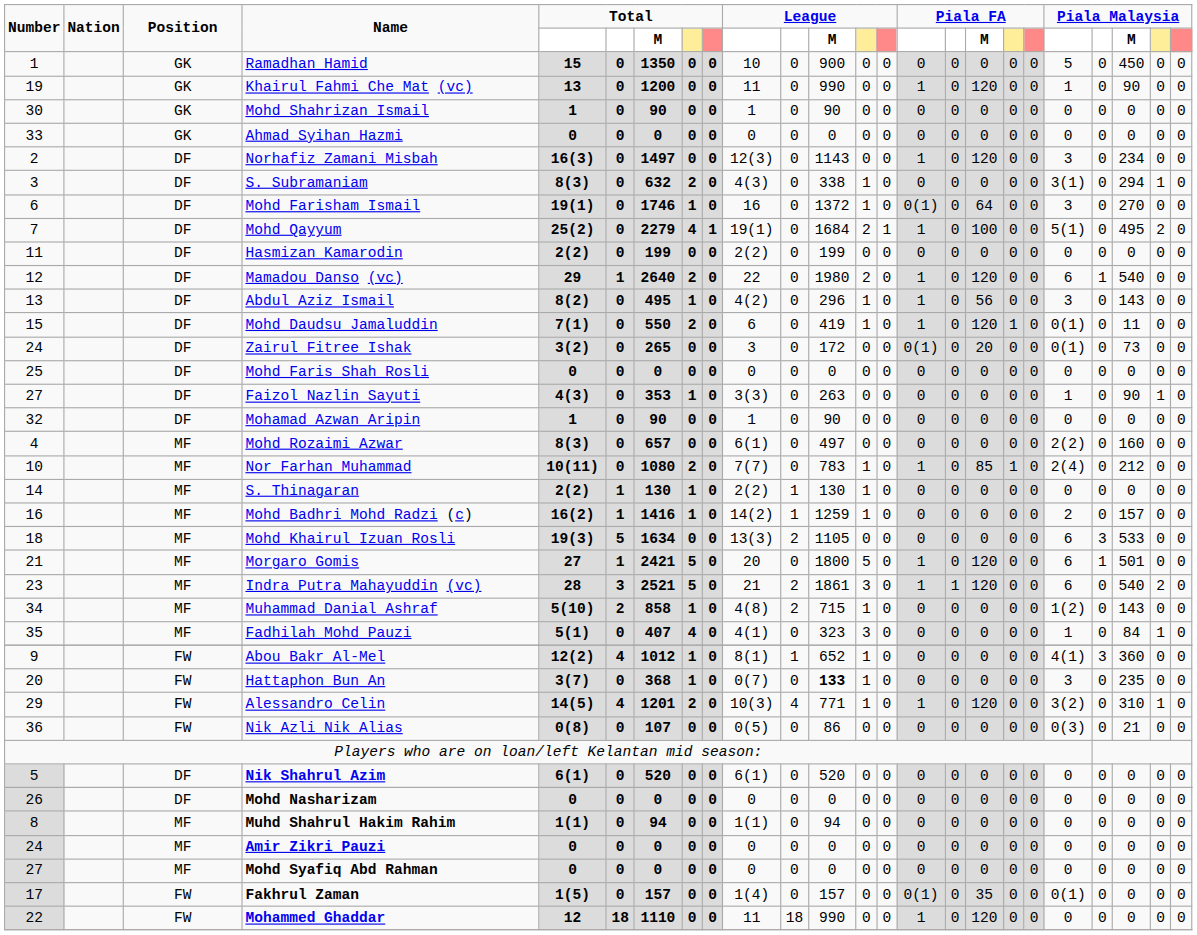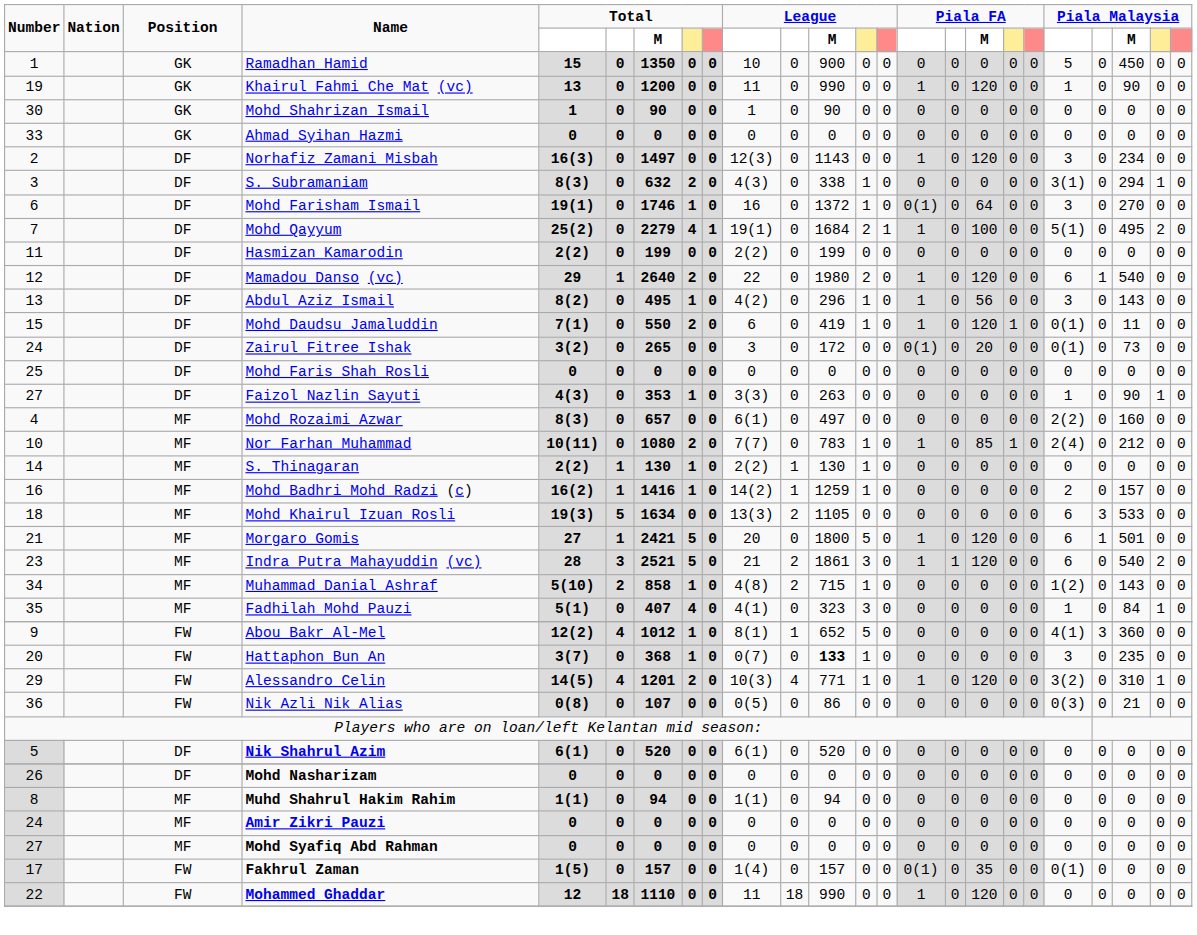- row: (333, 420)
(866, 657) 1 -> (866, 633) 5
